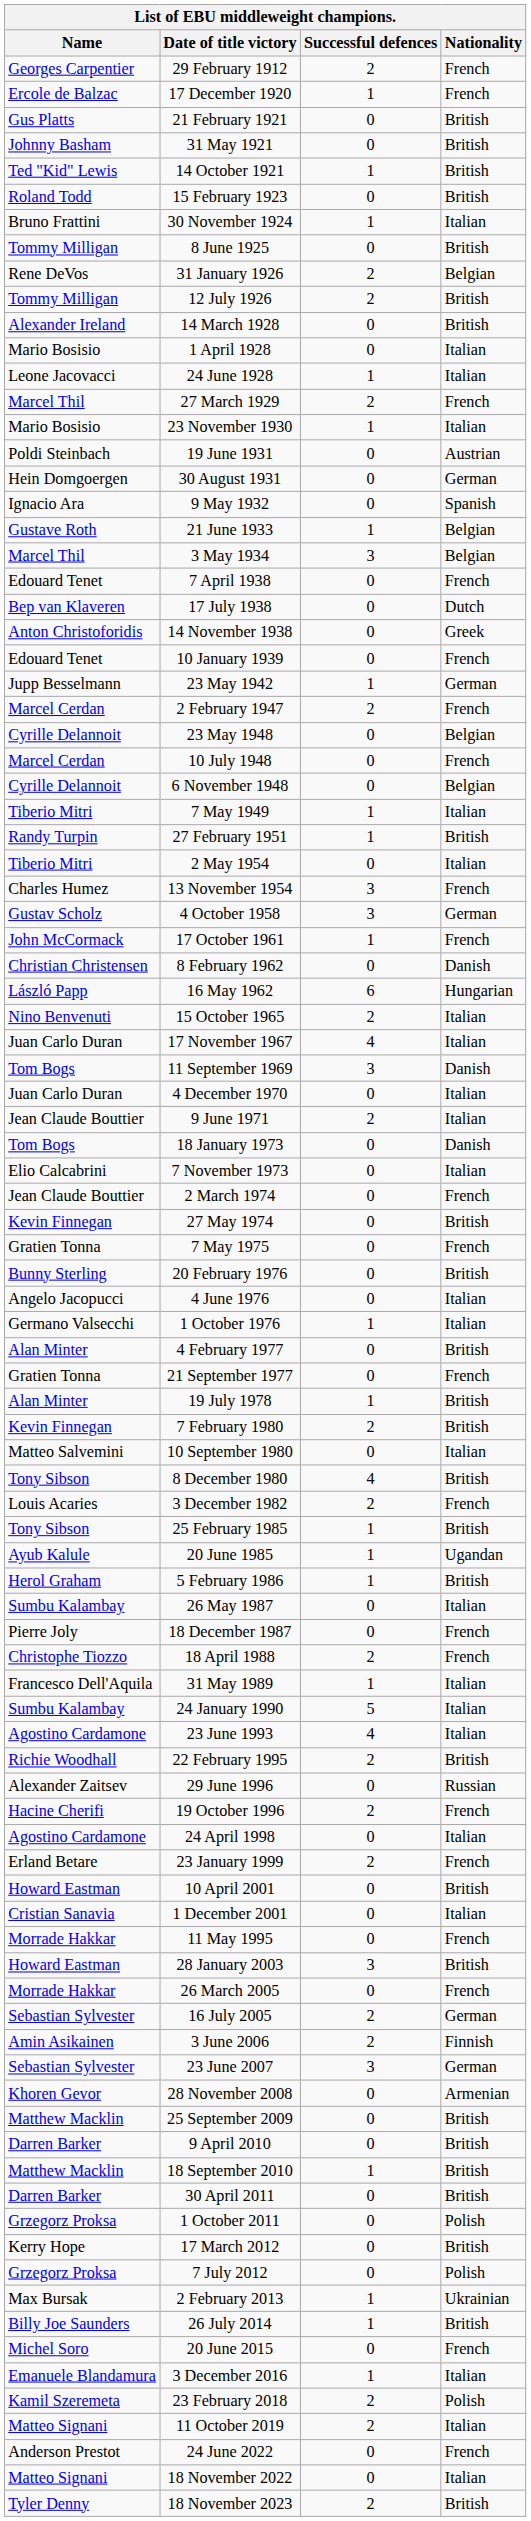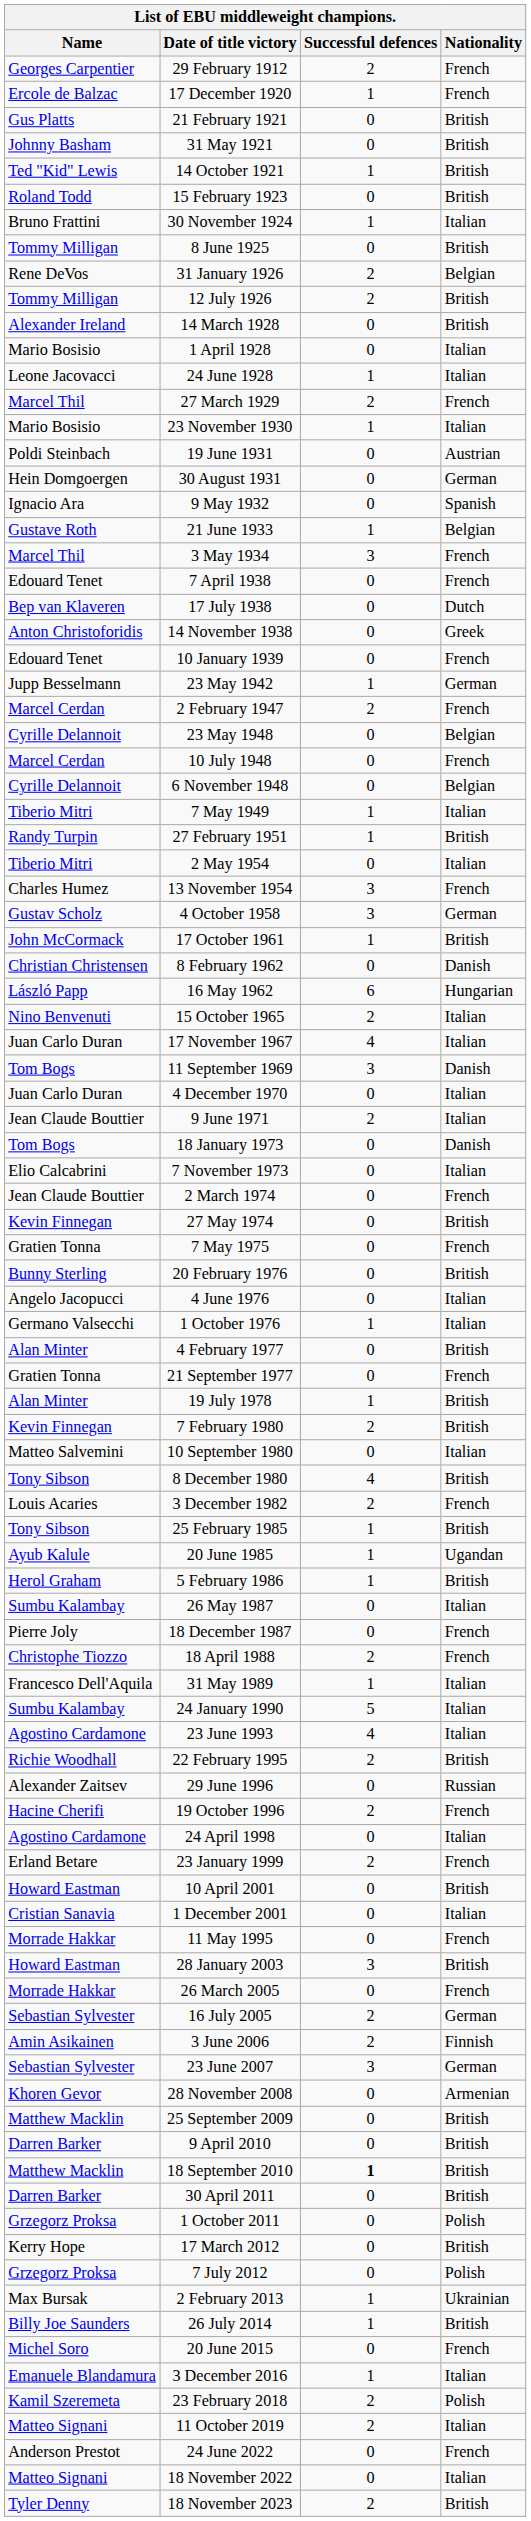(470, 555) Belgian -> (467, 555) French
(467, 939) French -> (467, 939) British
(371, 2170) normal -> (371, 2170) bold
